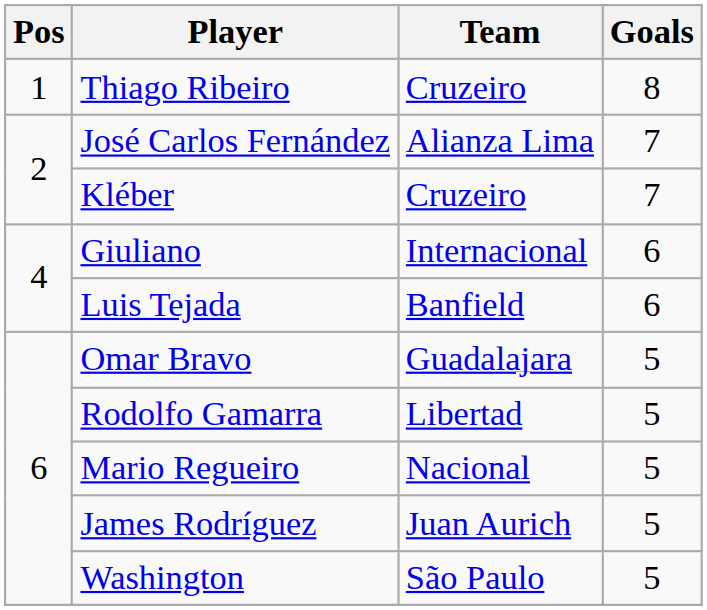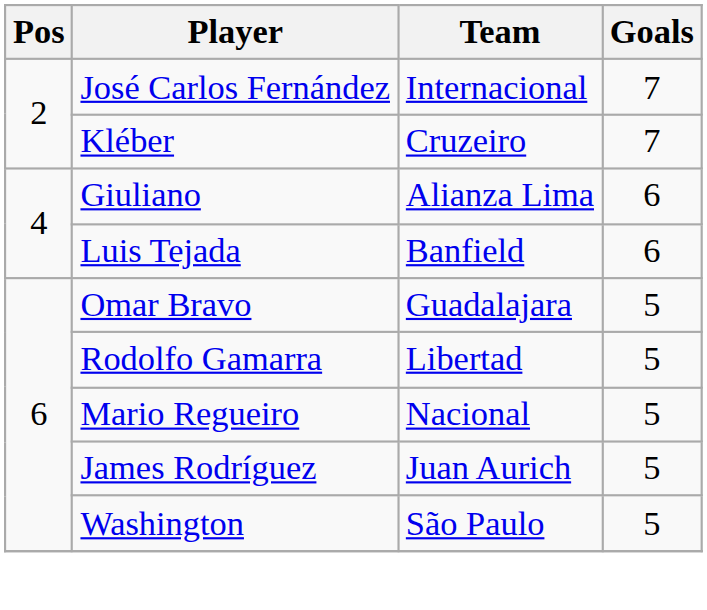- row: (185, 86)
(500, 140) Alianza Lima -> (497, 86) Internacional
(497, 250) Internacional -> (500, 195) Alianza Lima
